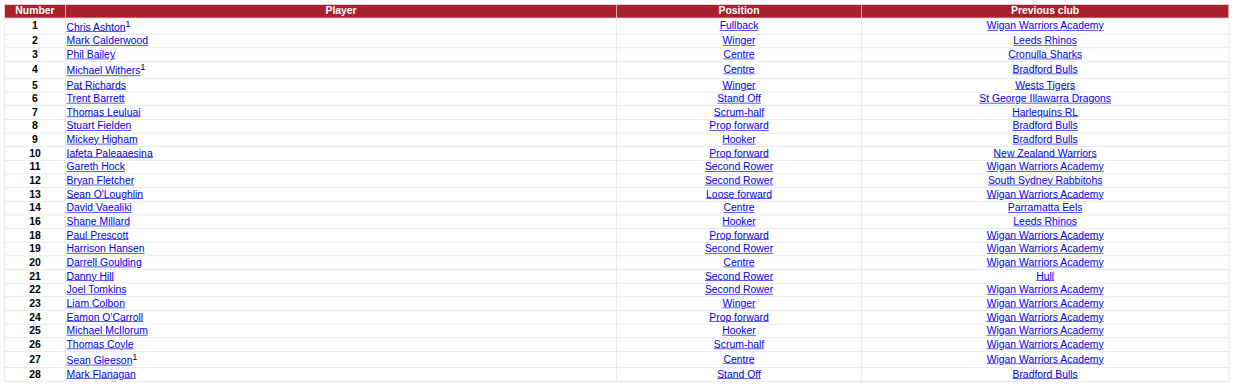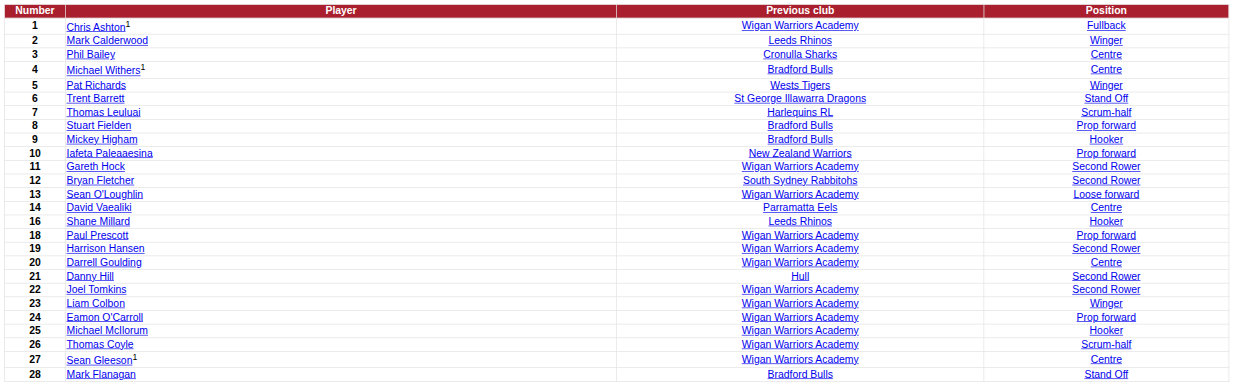columns swapped: (739, 11) <-> (1045, 11)
